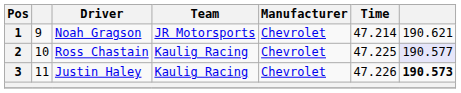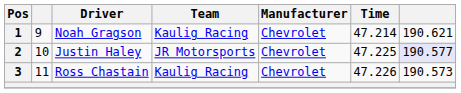(205, 34) JR Motorsports -> (201, 34) Kaulig Racing
(102, 53) Ross Chastain -> (98, 53) Justin Haley
(201, 53) Kaulig Racing -> (205, 53) JR Motorsports
(98, 73) Justin Haley -> (102, 73) Ross Chastain
(428, 73) bold -> (428, 73) normal
